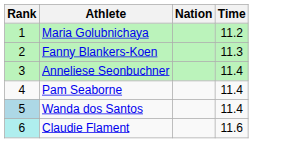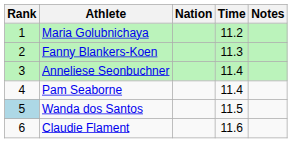+ column: (268, 14)
(232, 109) 11.4 -> (232, 109) 11.5
(22, 128) paleturquoise background -> (22, 128) no background
